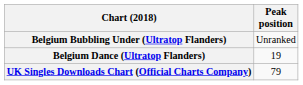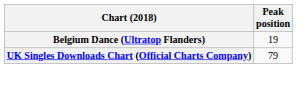- row: (129, 39)
